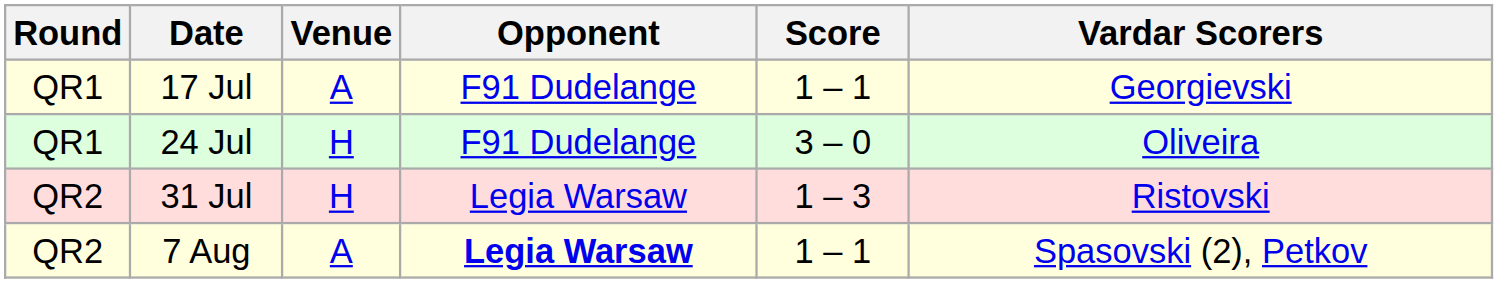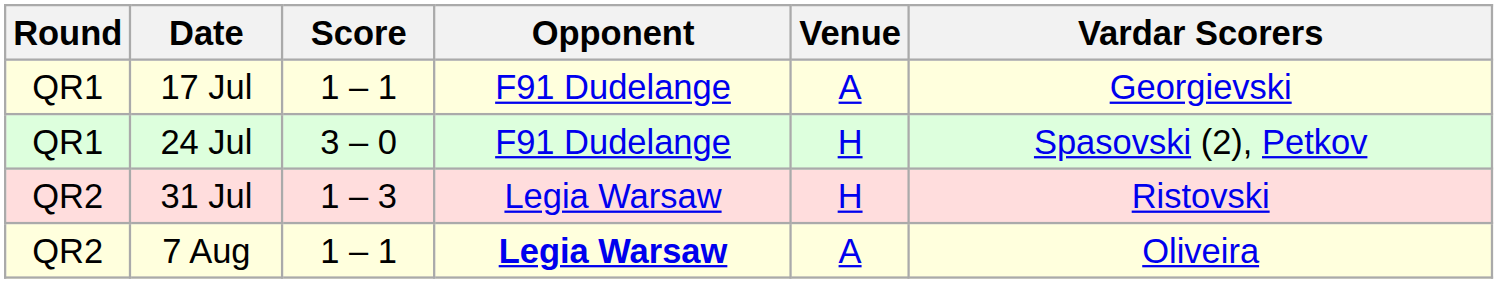columns swapped: (341, 33) <-> (833, 33)
(1201, 142) Oliveira -> (1201, 142) Spasovski (2), Petkov
(1201, 251) Spasovski (2), Petkov -> (1201, 251) Oliveira
